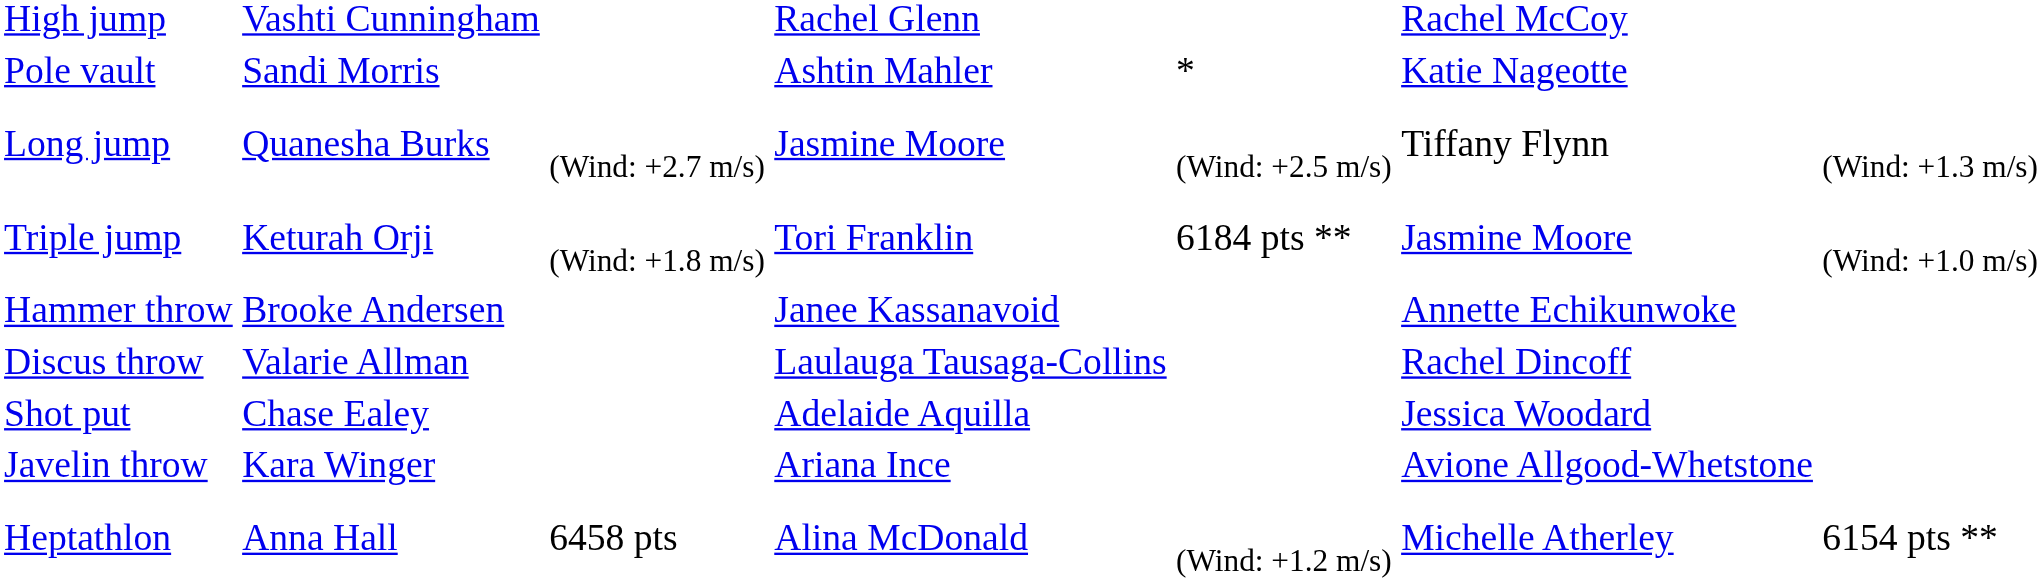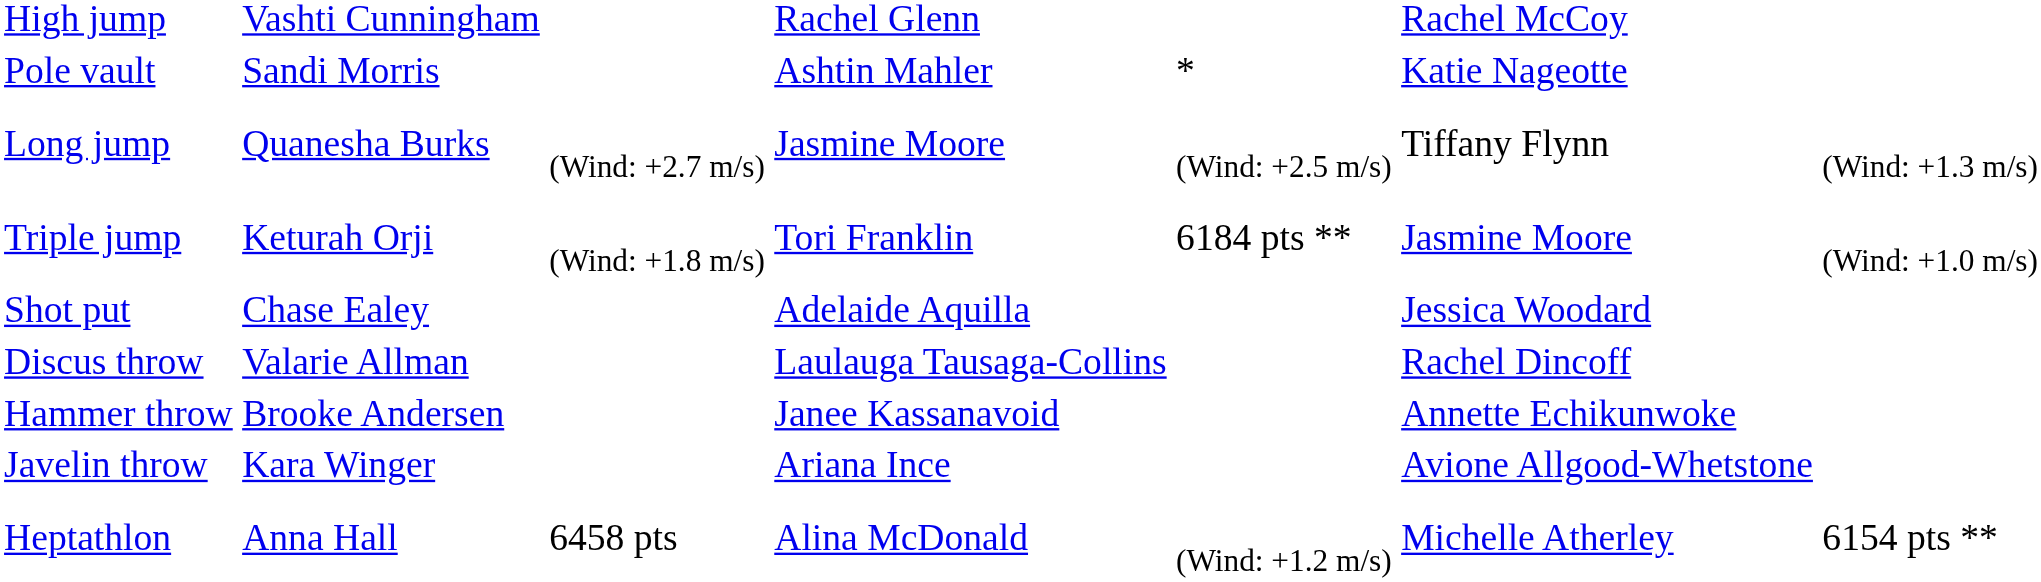rows swapped: (67, 413) <-> (118, 309)
